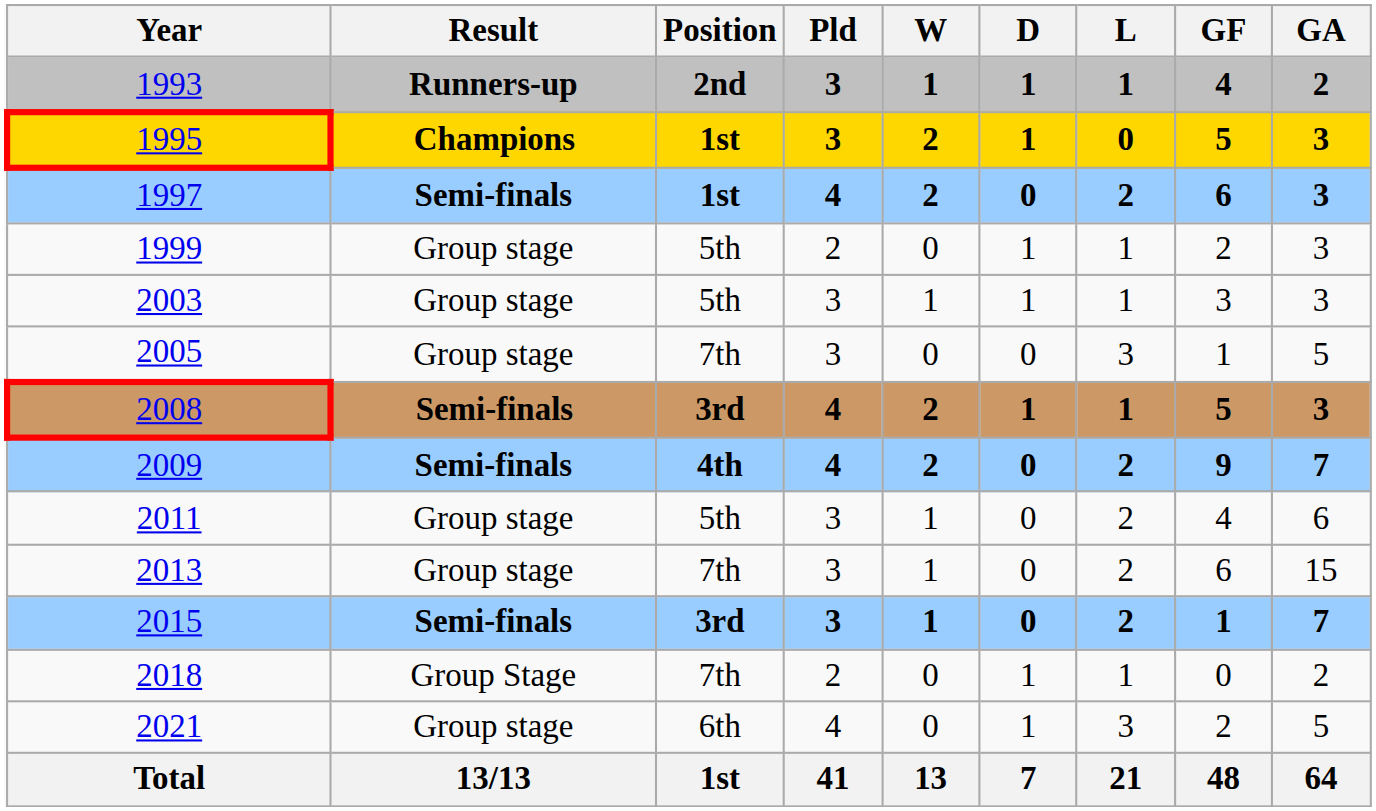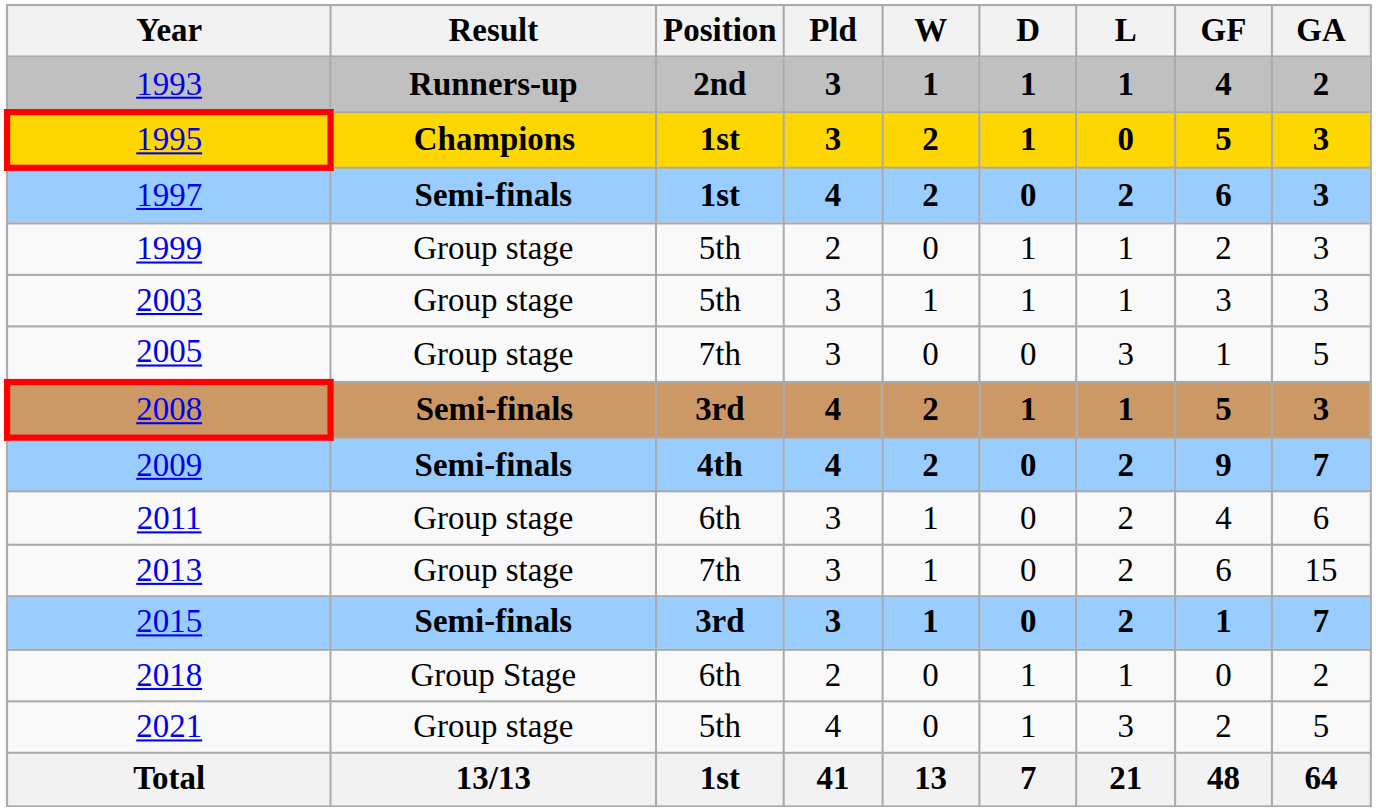(720, 517) 5th -> (720, 517) 6th
(720, 674) 7th -> (720, 674) 6th
(720, 726) 6th -> (720, 726) 5th
